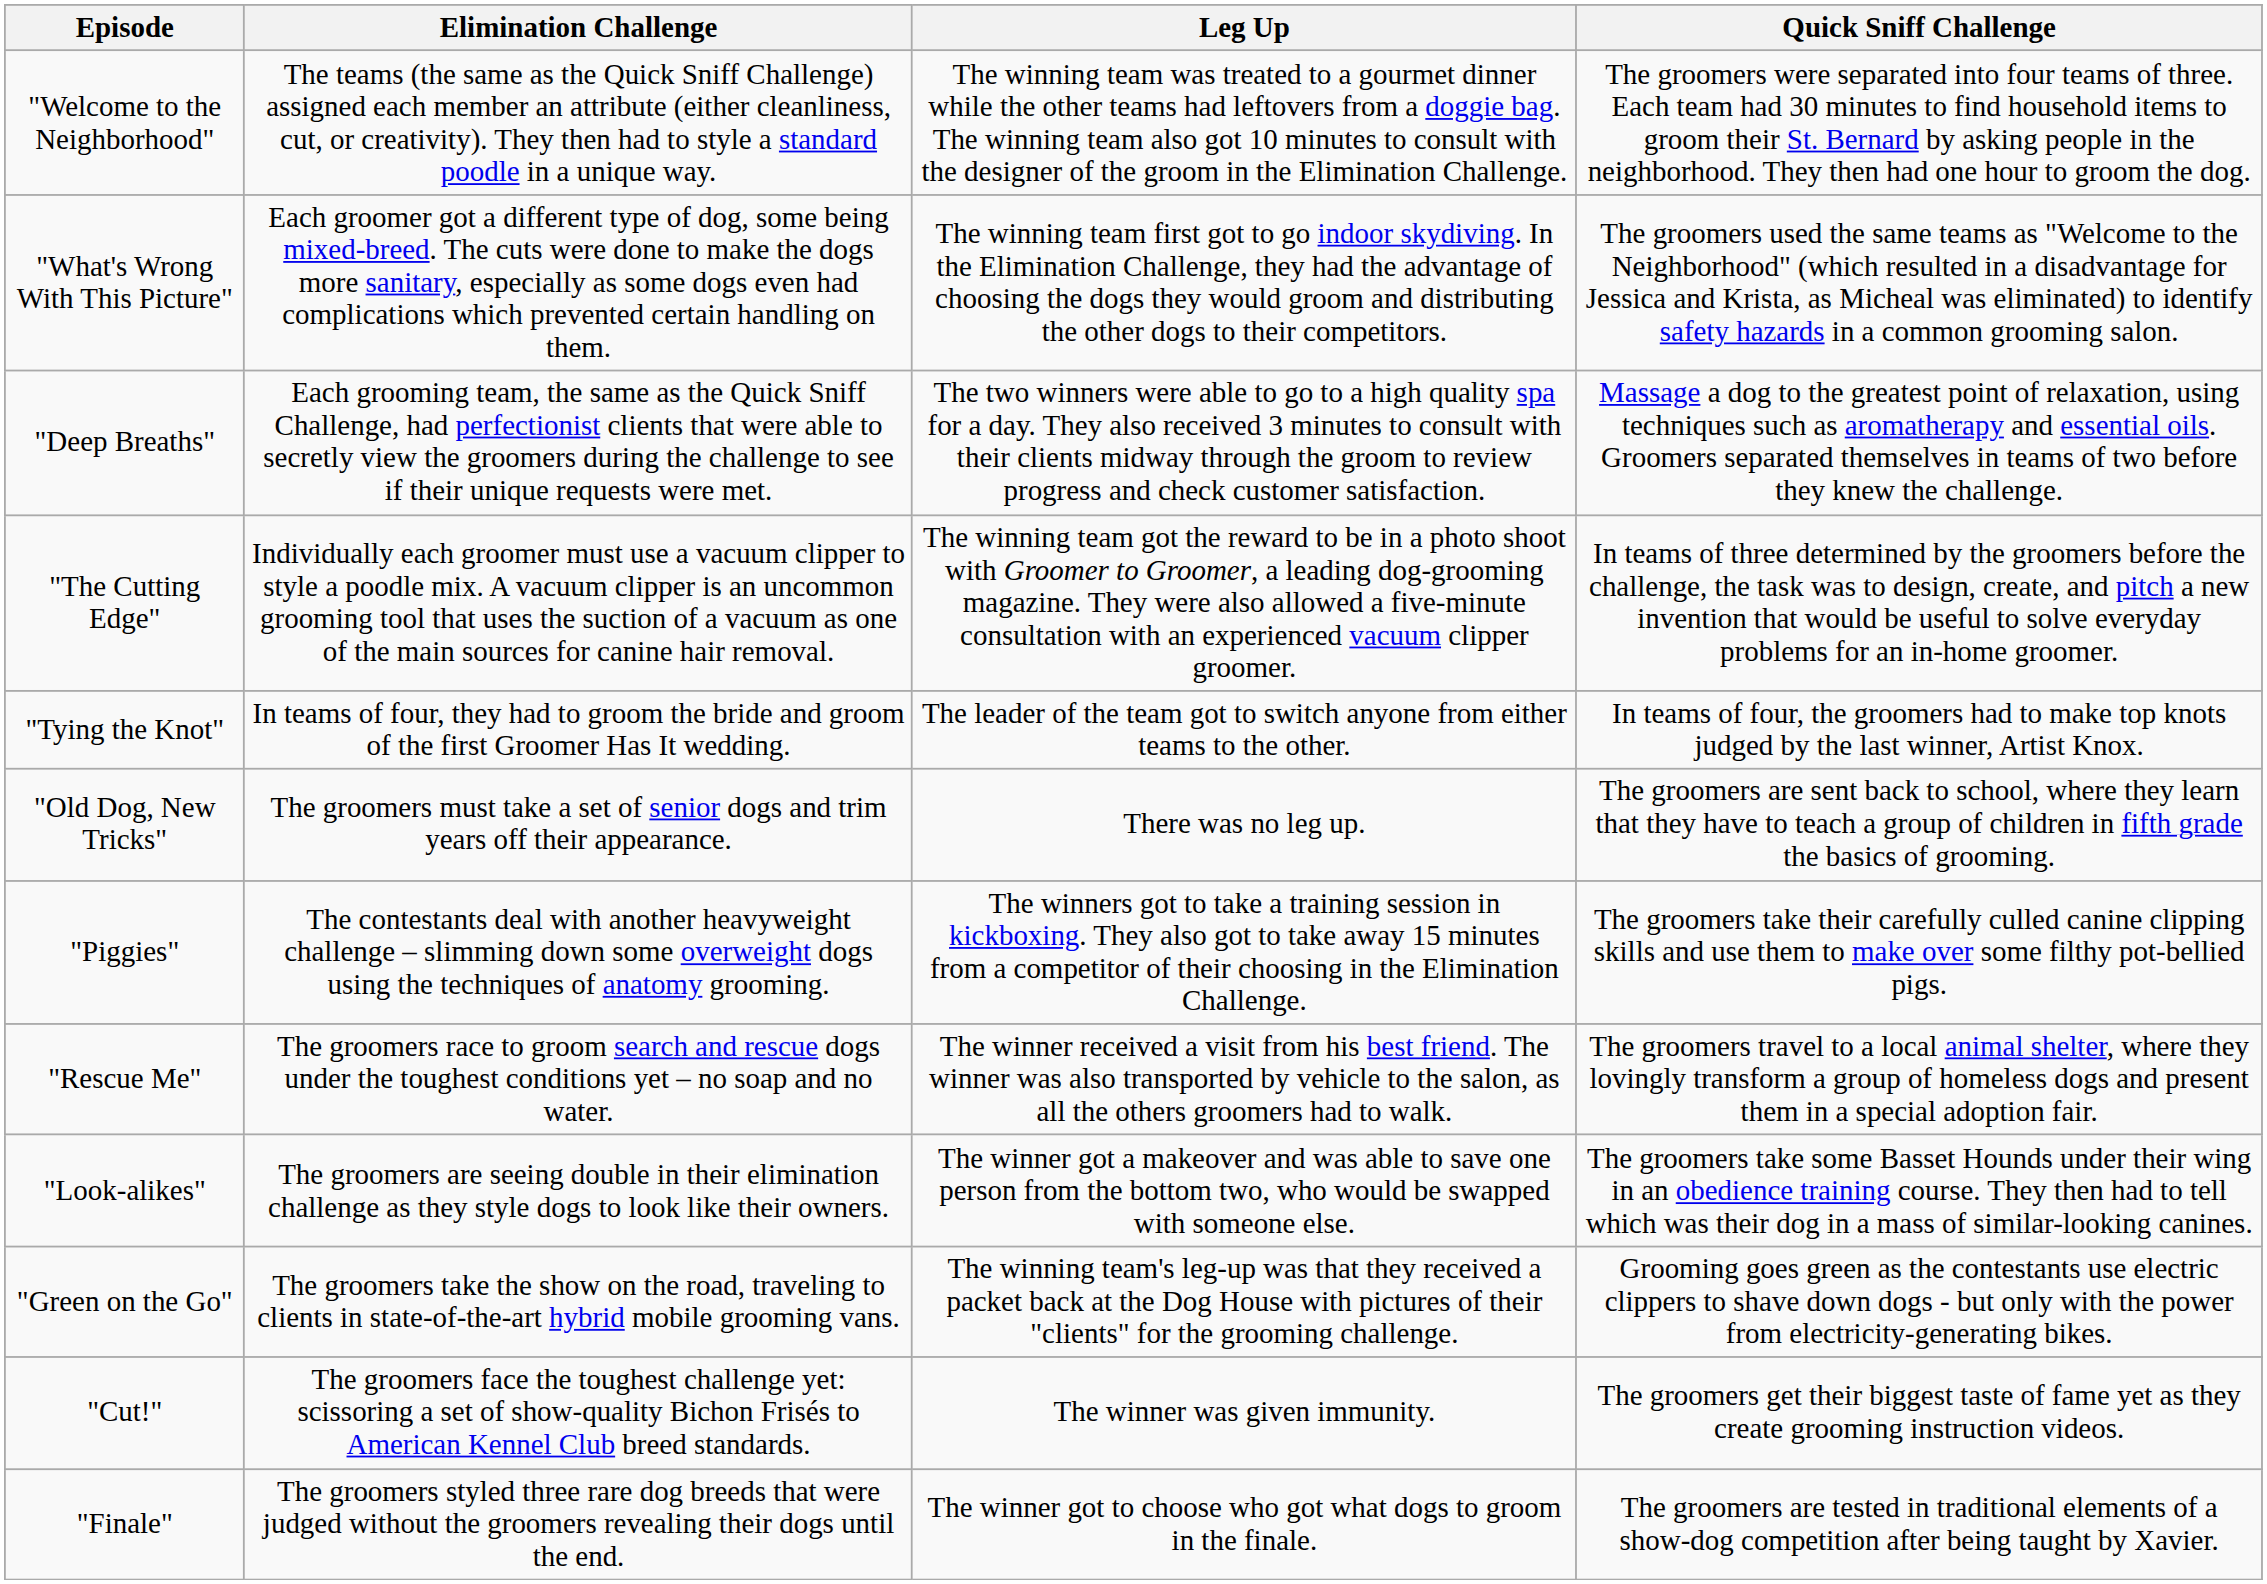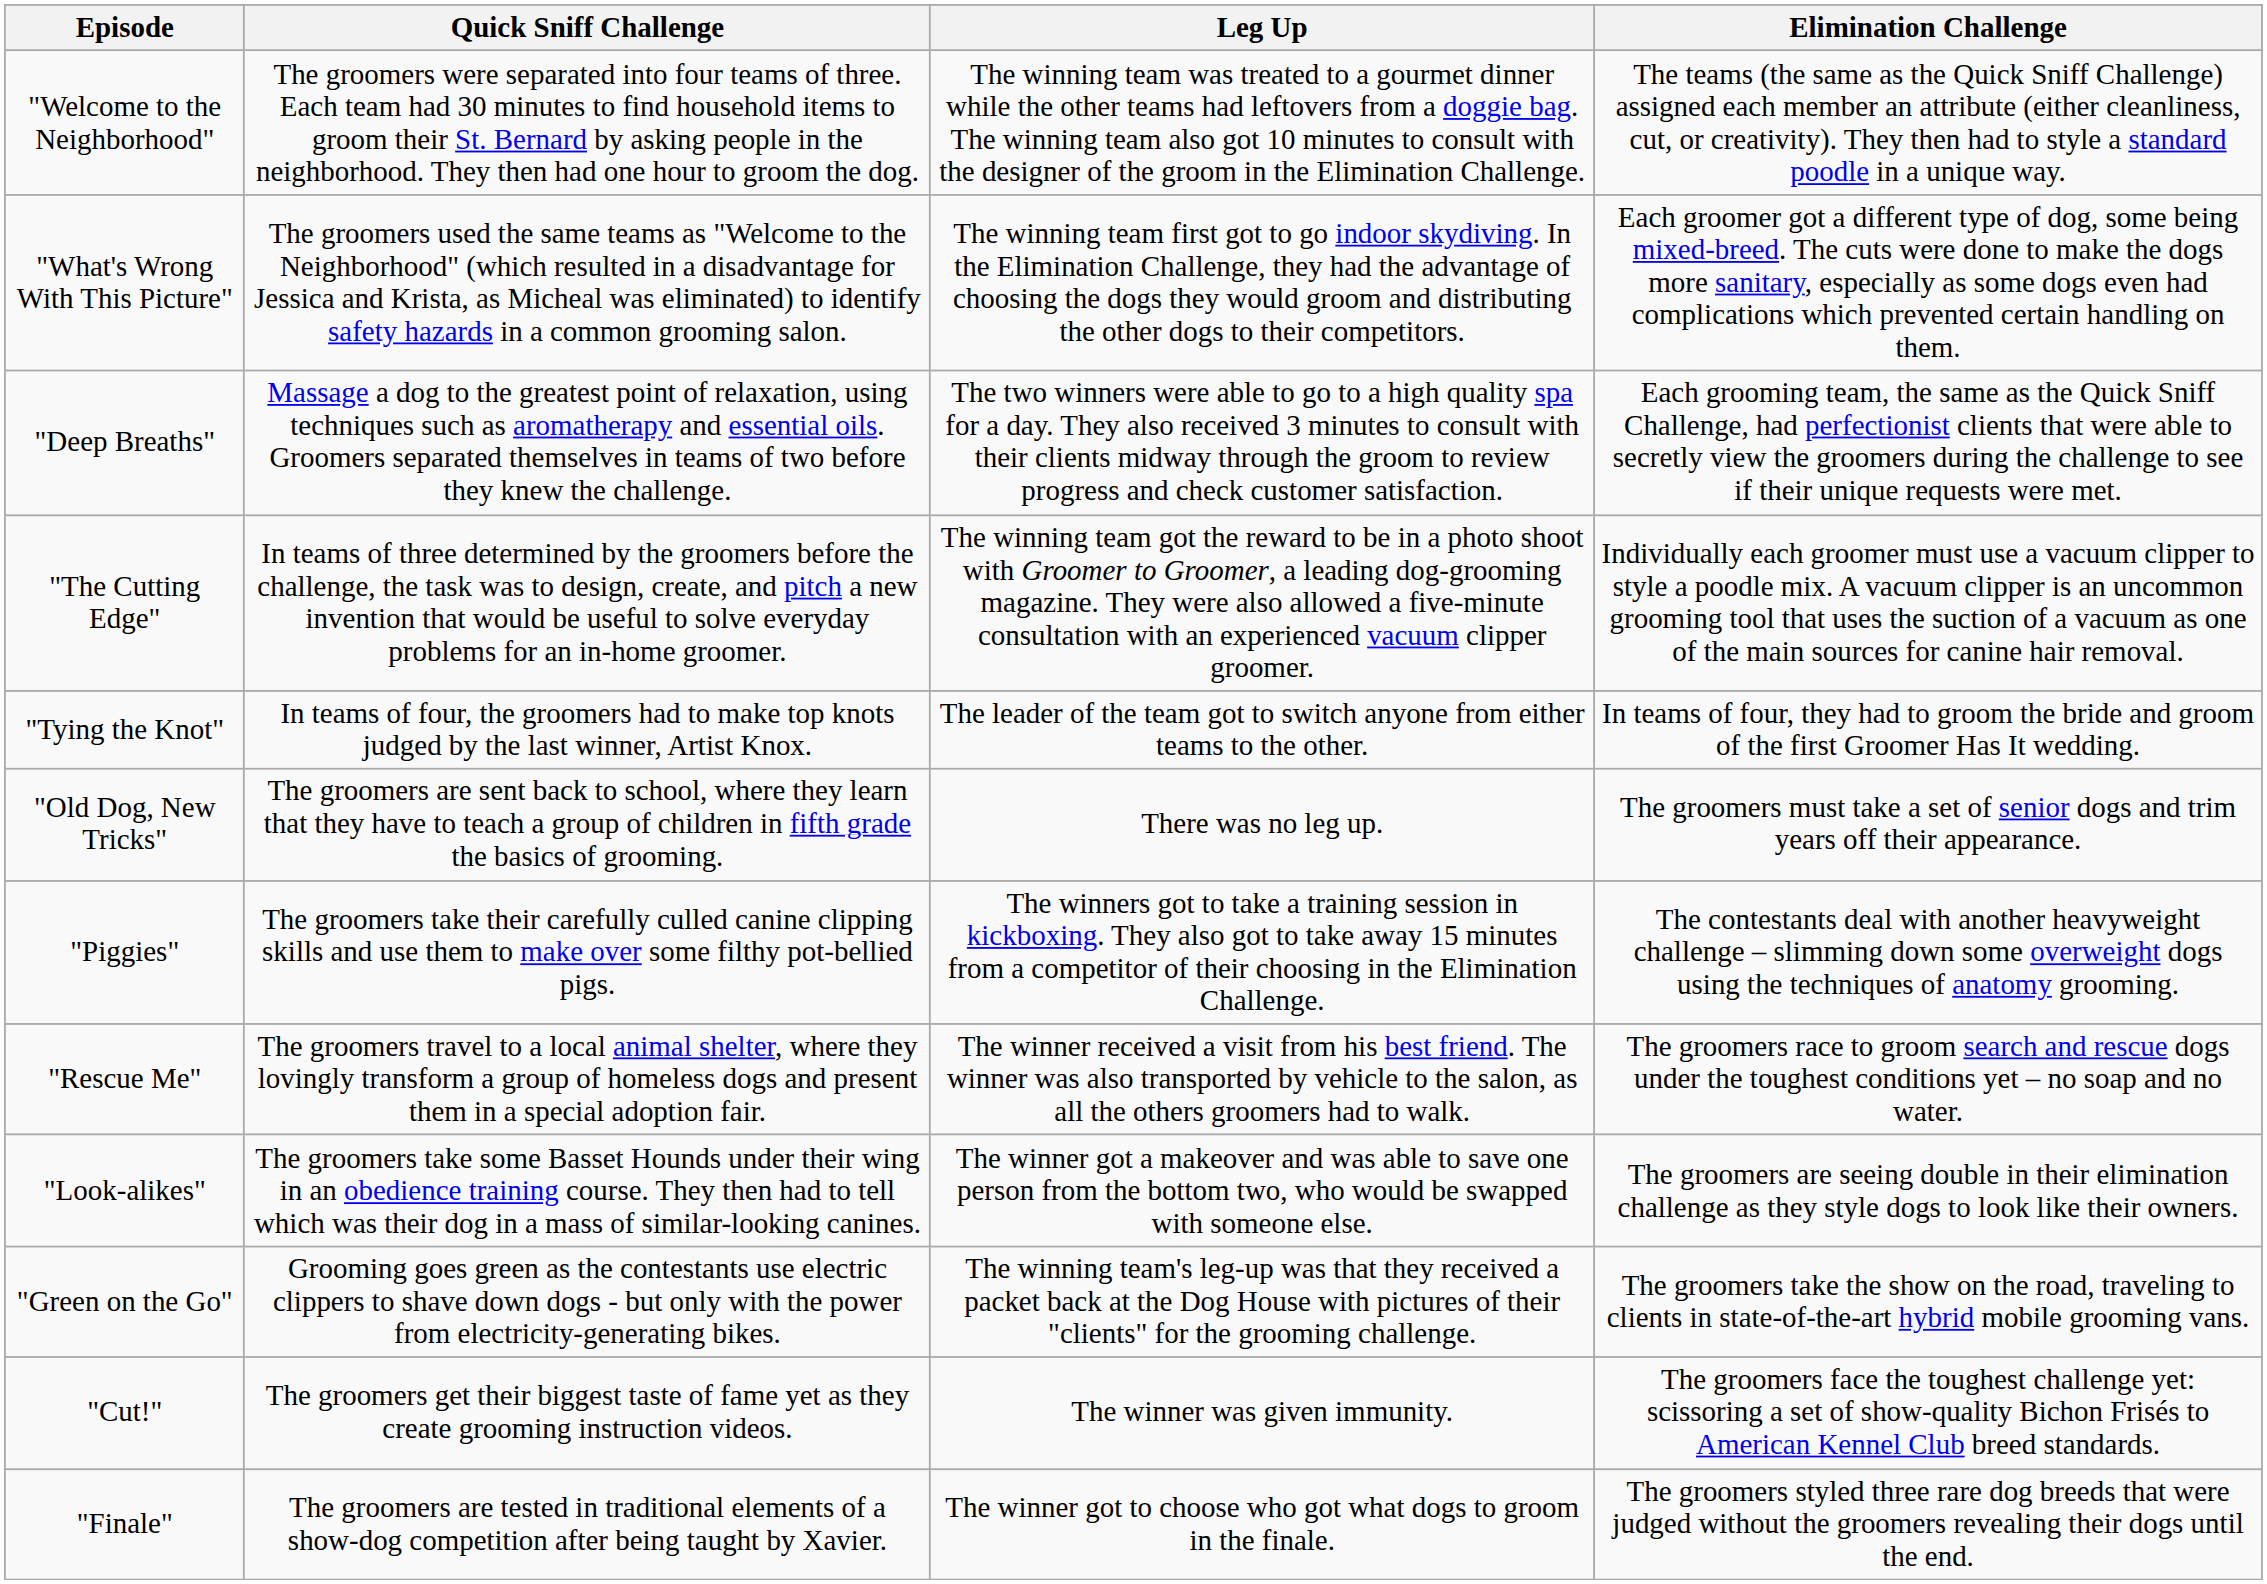columns swapped: (1919, 27) <-> (579, 27)
